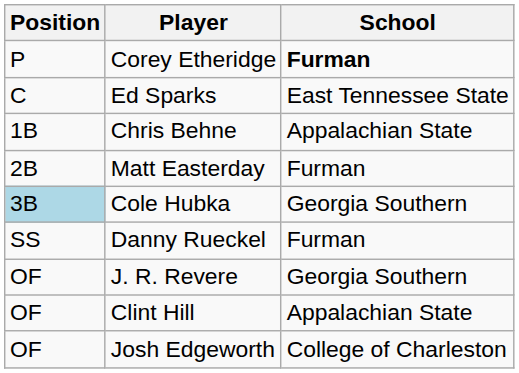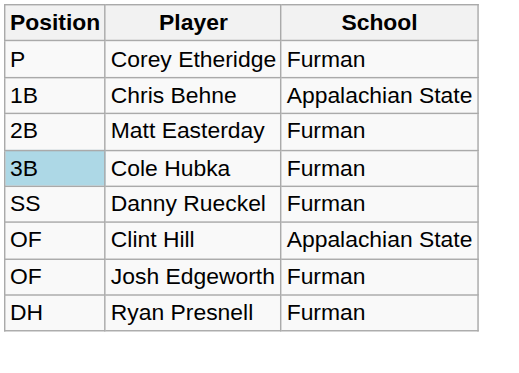(329, 58) bold -> (326, 58) normal
- row: (164, 95)
(377, 204) Georgia Southern -> (326, 167) Furman
- row: (174, 276)
(397, 349) College of Charleston -> (326, 276) Furman
+ row: (182, 312)
